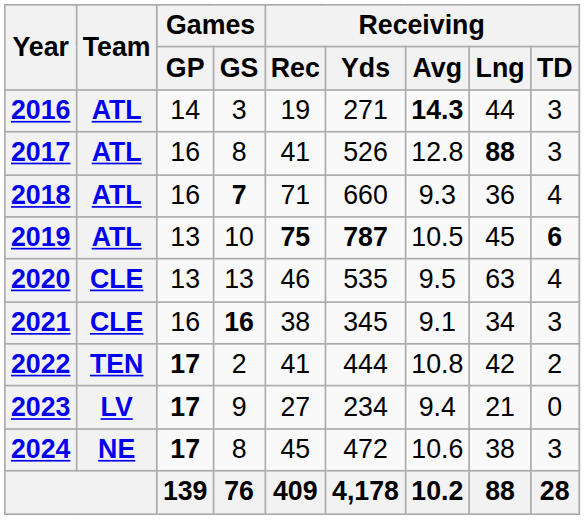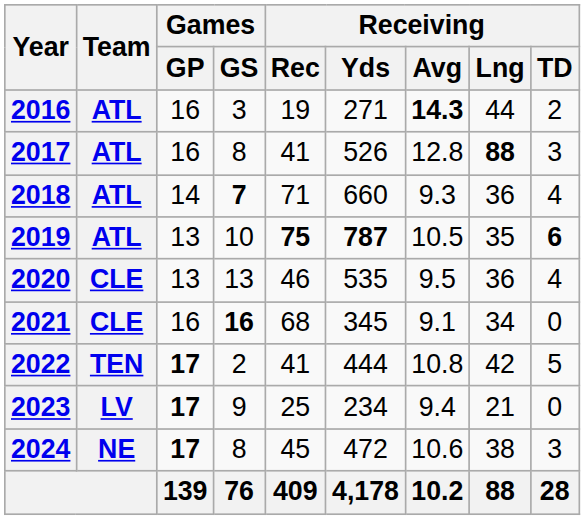(185, 110) 14 -> (185, 110) 16
(555, 110) 3 -> (555, 110) 2
(185, 195) 16 -> (185, 195) 14
(500, 237) 45 -> (500, 237) 35
(500, 279) 63 -> (500, 279) 36
(295, 322) 38 -> (295, 322) 68
(555, 322) 3 -> (555, 322) 0
(555, 364) 2 -> (555, 364) 5
(295, 407) 27 -> (295, 407) 25
